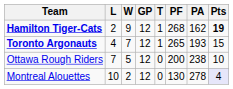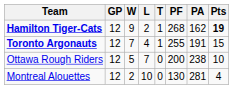columns swapped: (145, 12) <-> (113, 12)
(176, 44) 265 -> (176, 44) 255
(198, 44) 193 -> (198, 44) 191
(198, 76) 278 -> (198, 76) 281
(218, 76) lavender background -> (218, 76) no background
